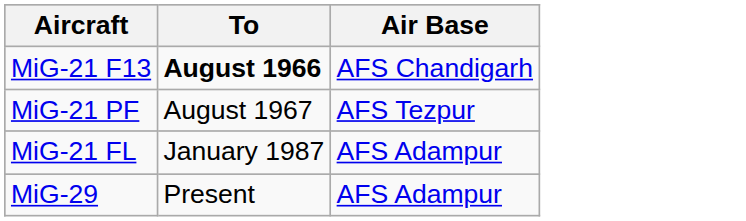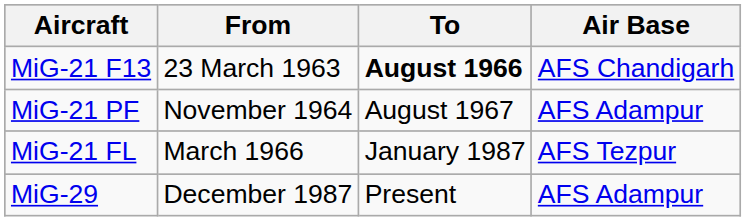+ column: (258, 25)
(406, 109) AFS Tezpur -> (621, 109) AFS Adampur
(419, 151) AFS Adampur -> (607, 151) AFS Tezpur
